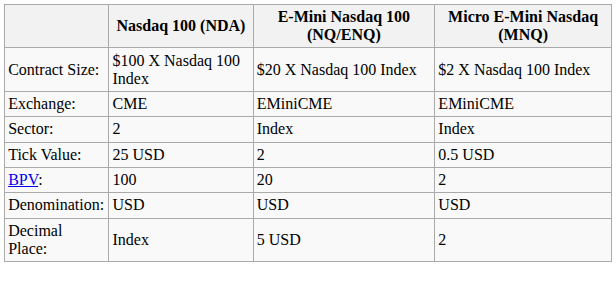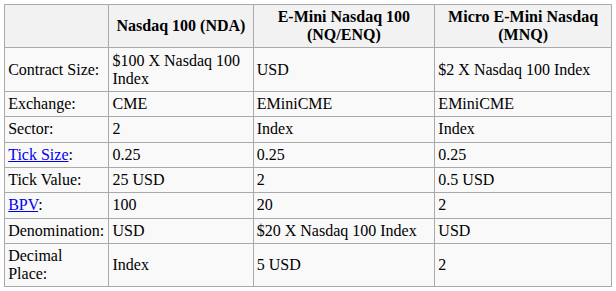(337, 69) $20 X Nasdaq 100 Index -> (273, 69) USD
+ row: (41, 154)
(273, 205) USD -> (337, 230) $20 X Nasdaq 100 Index
